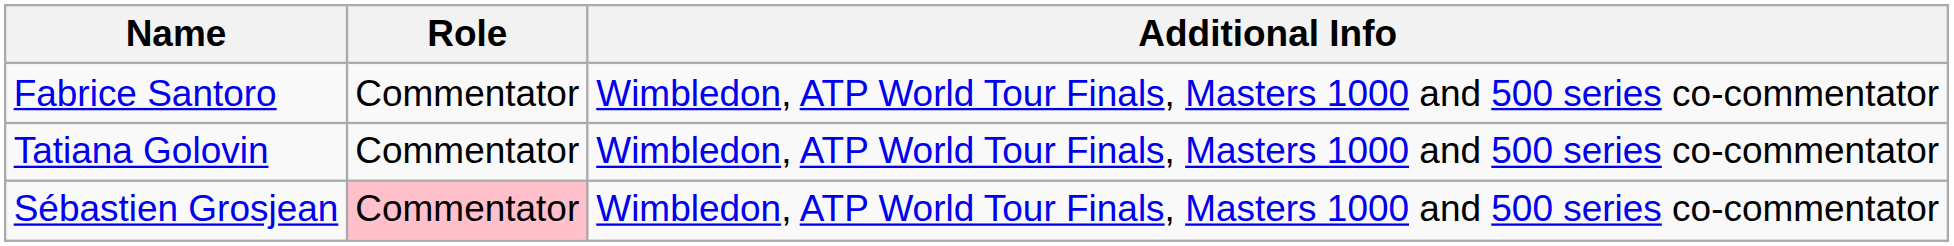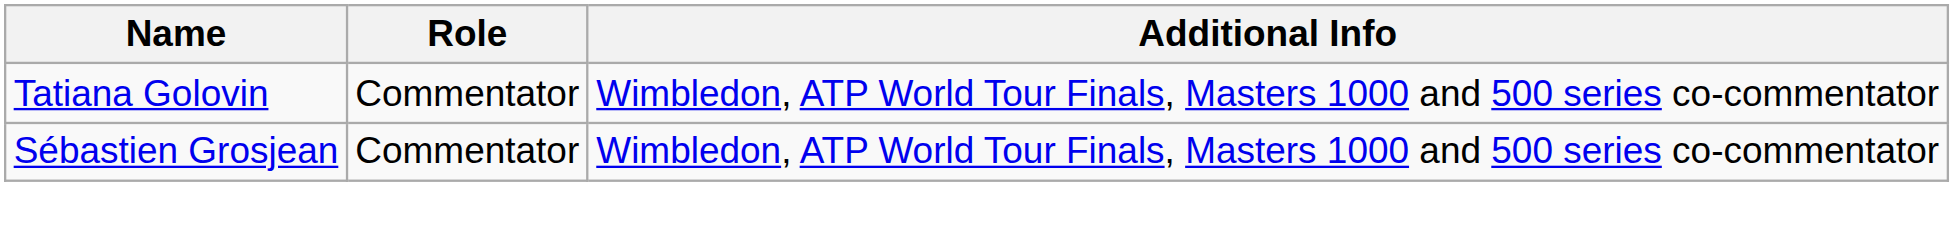- row: (145, 92)
(467, 209) pink background -> (467, 151) no background
